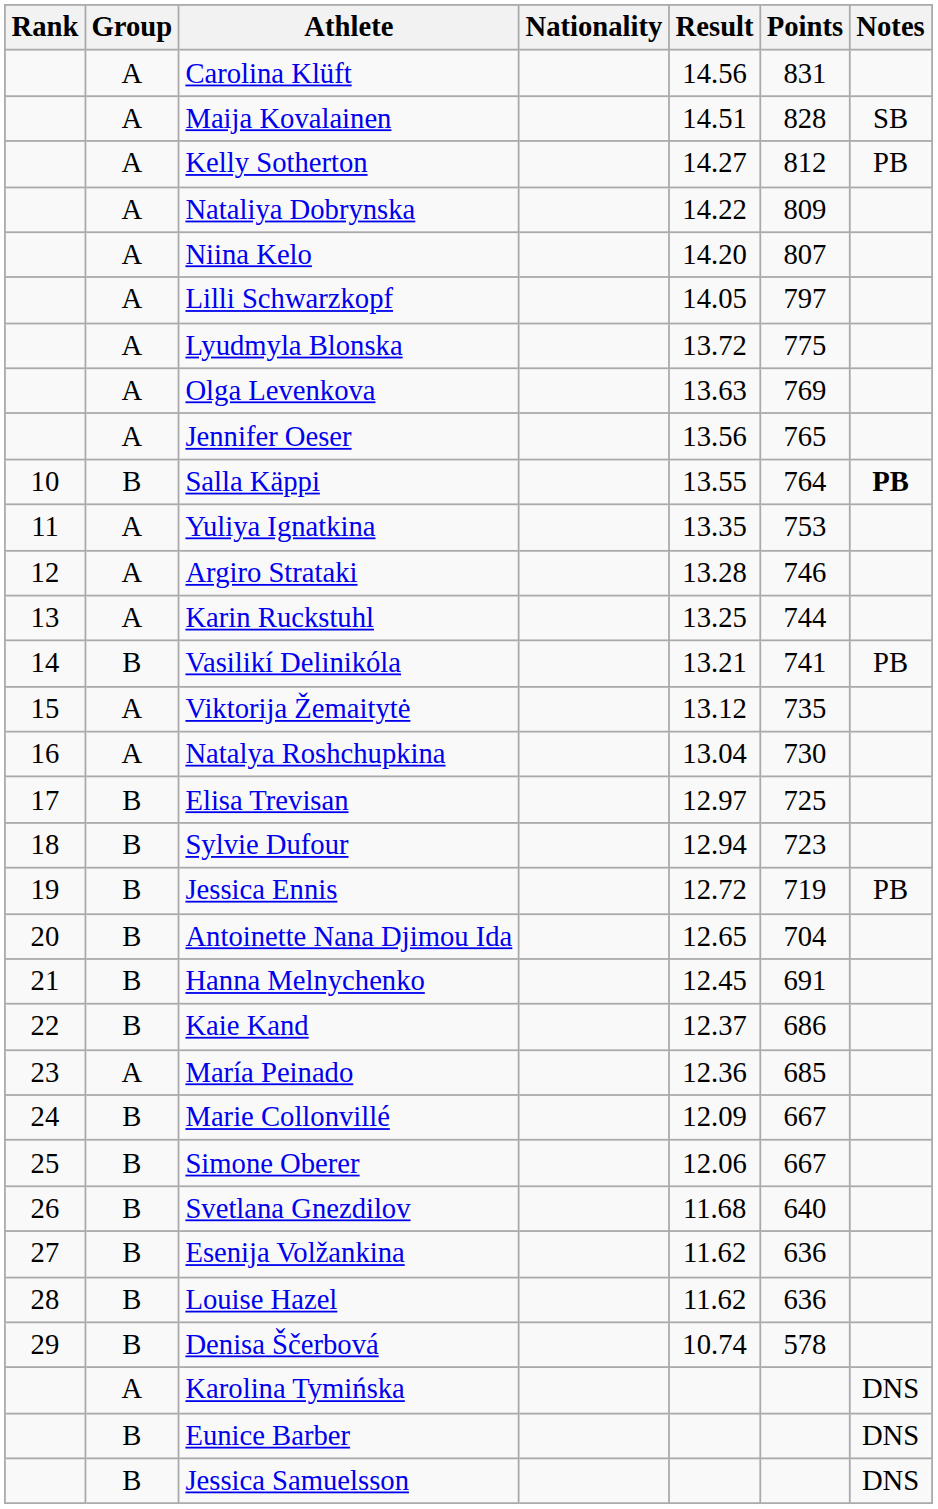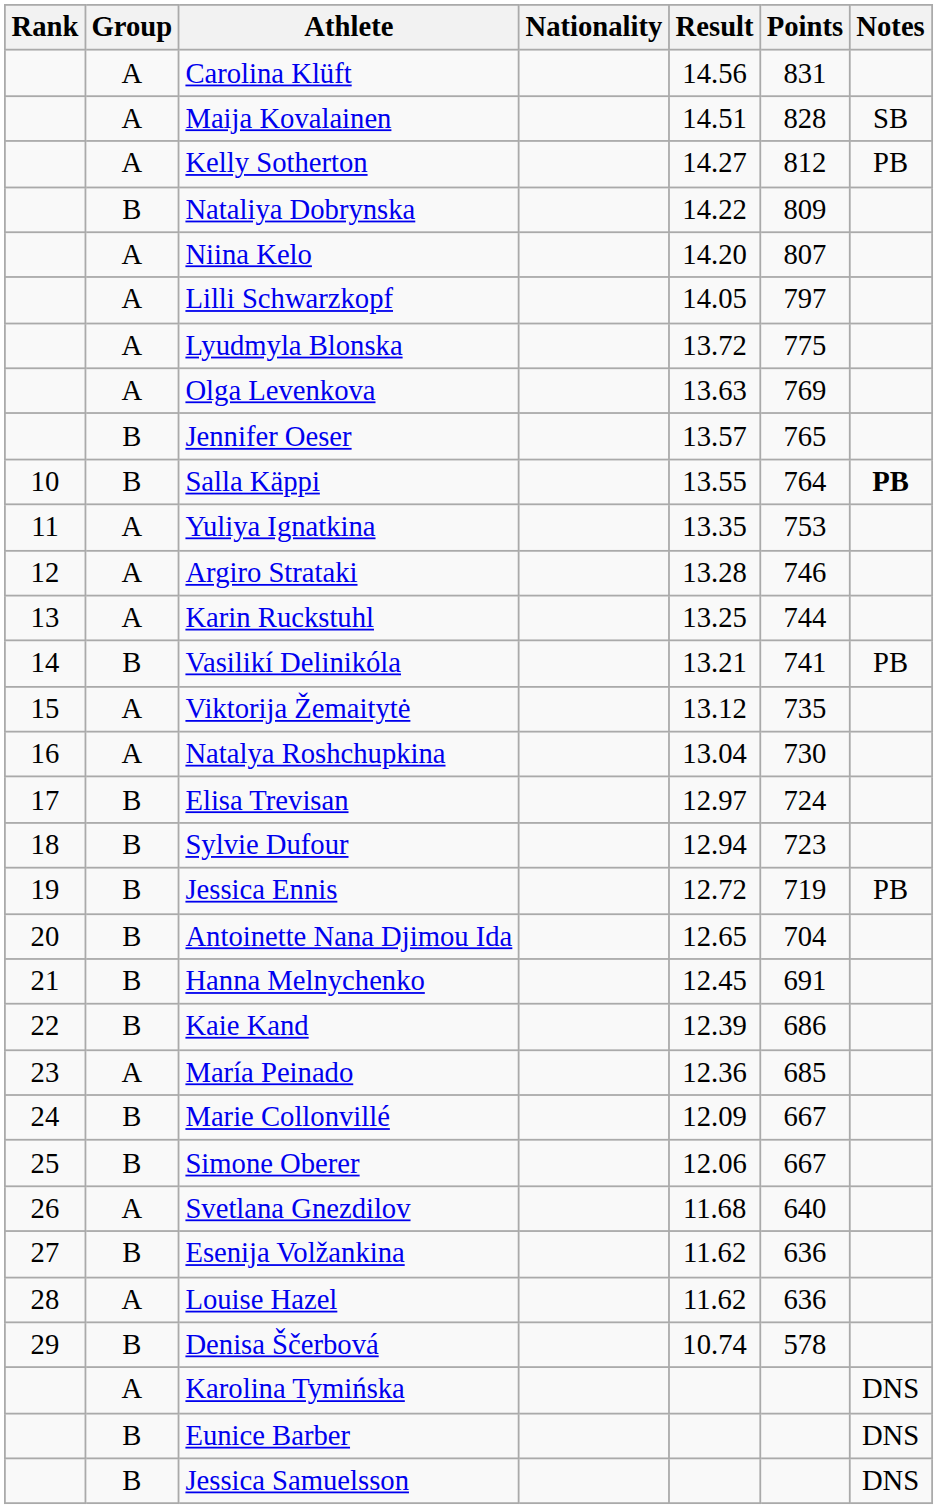(132, 208) A -> (132, 208) B
(132, 436) A -> (132, 436) B
(715, 436) 13.56 -> (715, 436) 13.57
(805, 799) 725 -> (805, 799) 724
(715, 1026) 12.37 -> (715, 1026) 12.39
(132, 1208) B -> (132, 1208) A
(132, 1299) B -> (132, 1299) A
